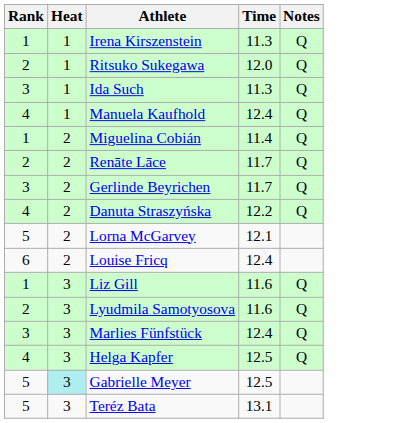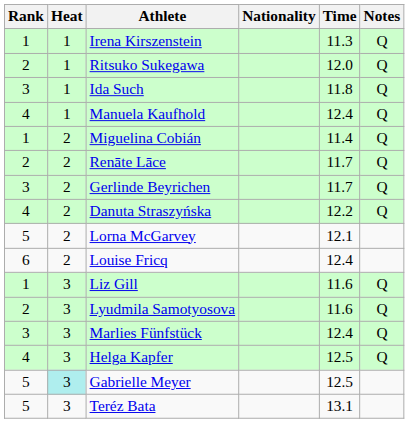+ column: (279, 16)
(259, 89) 11.3 -> (340, 89) 11.8
